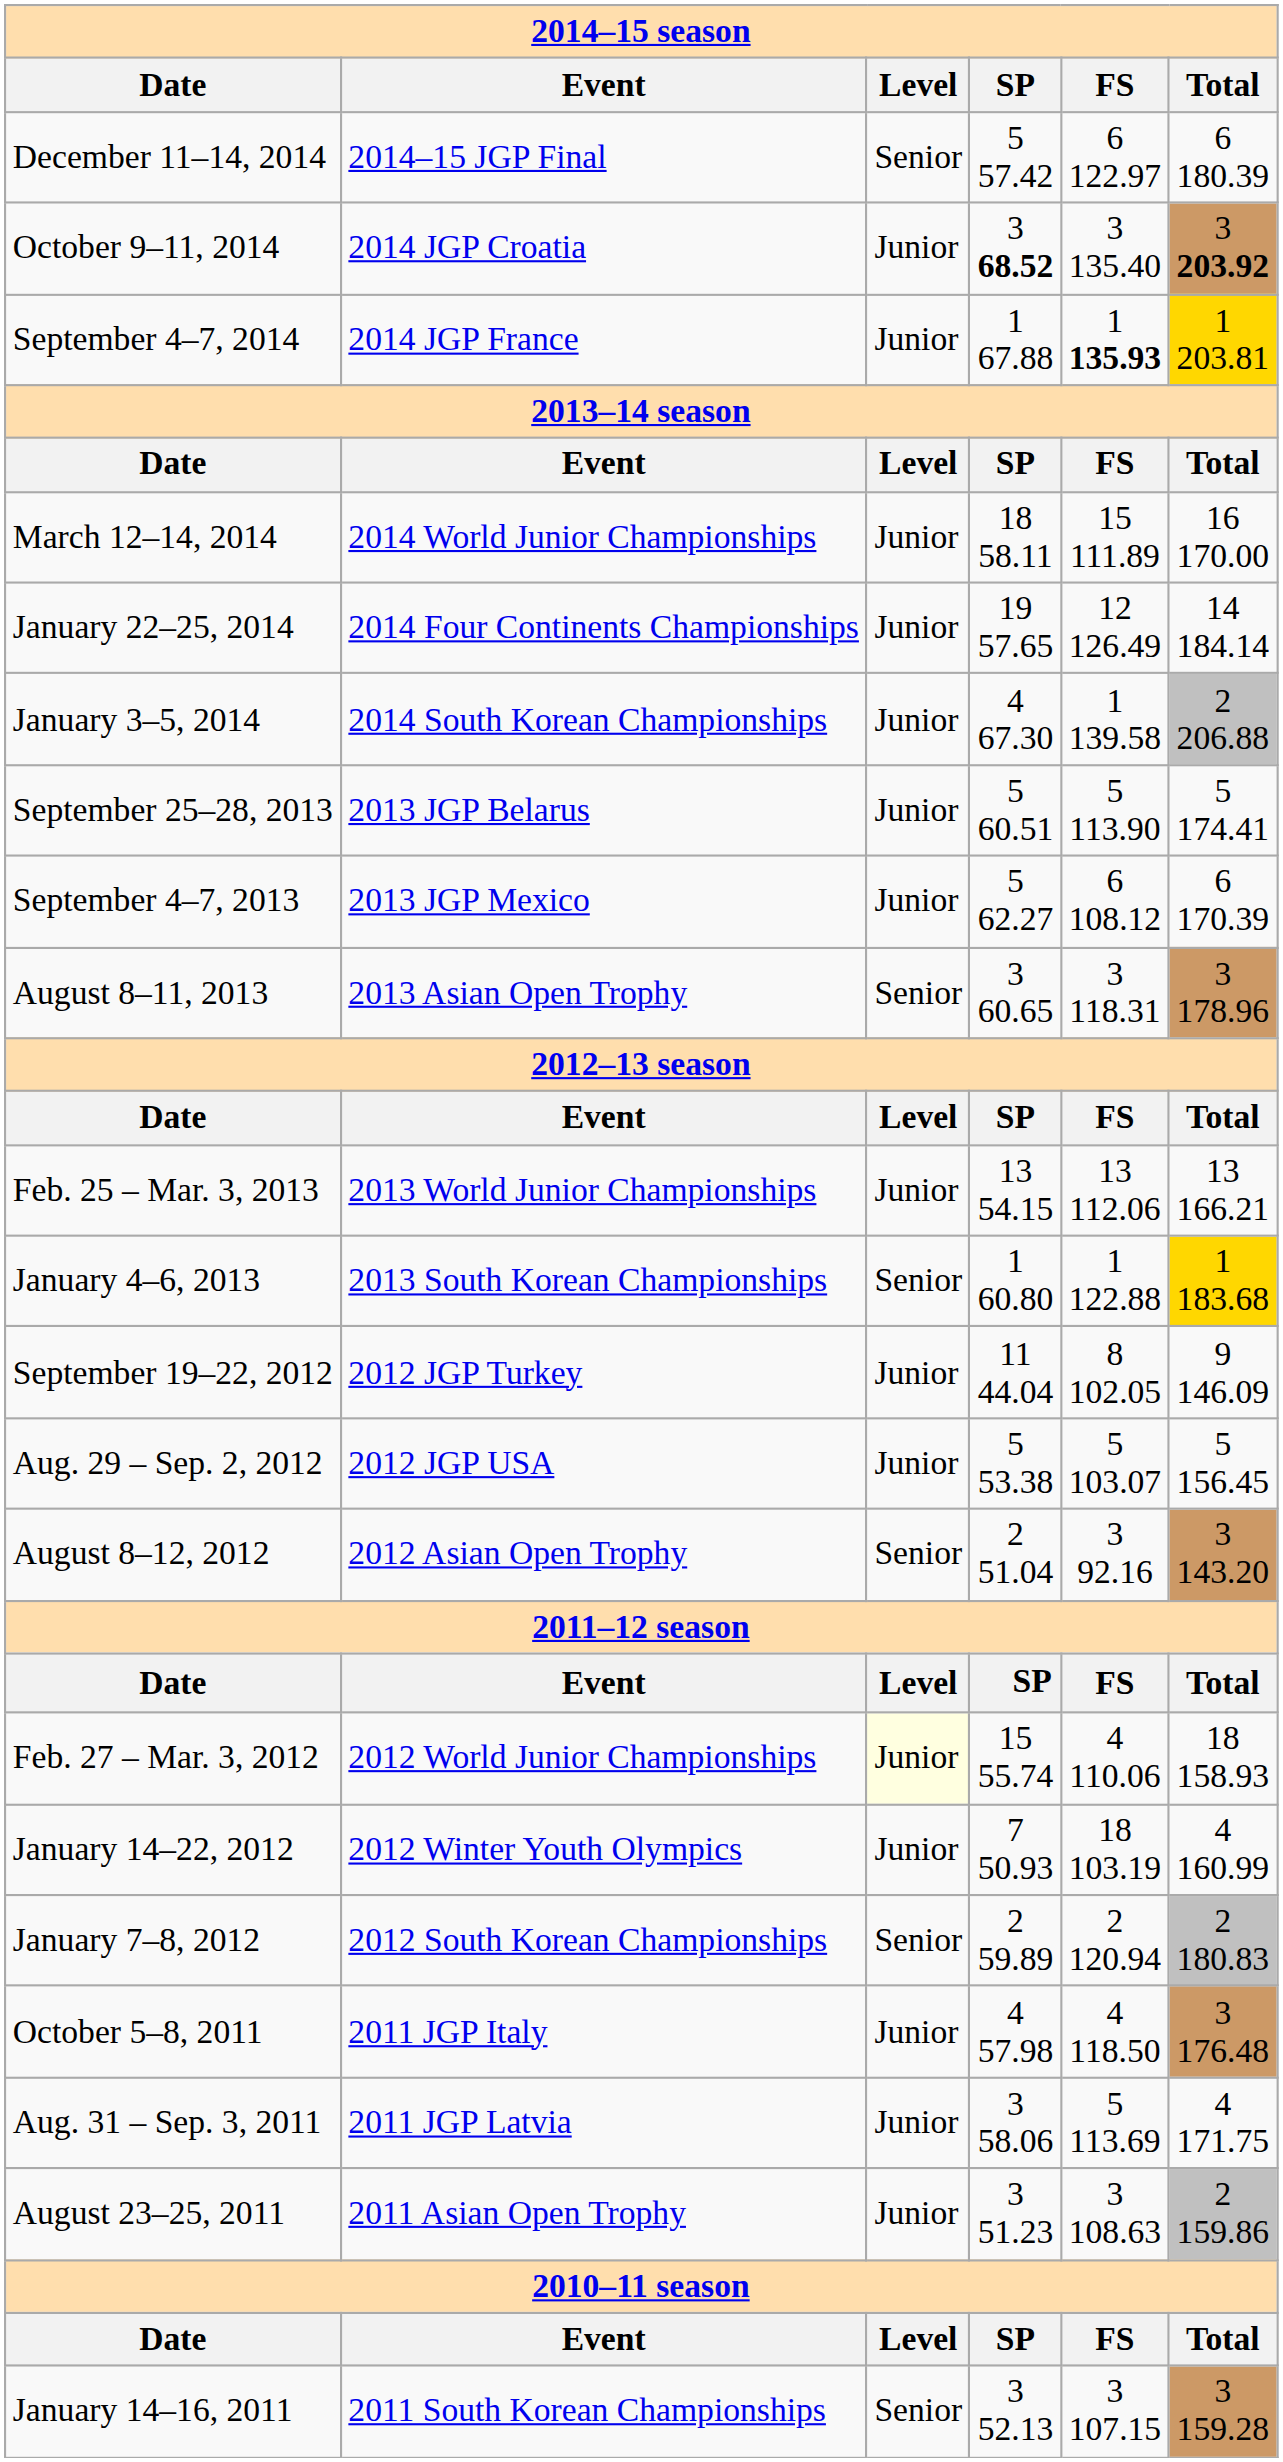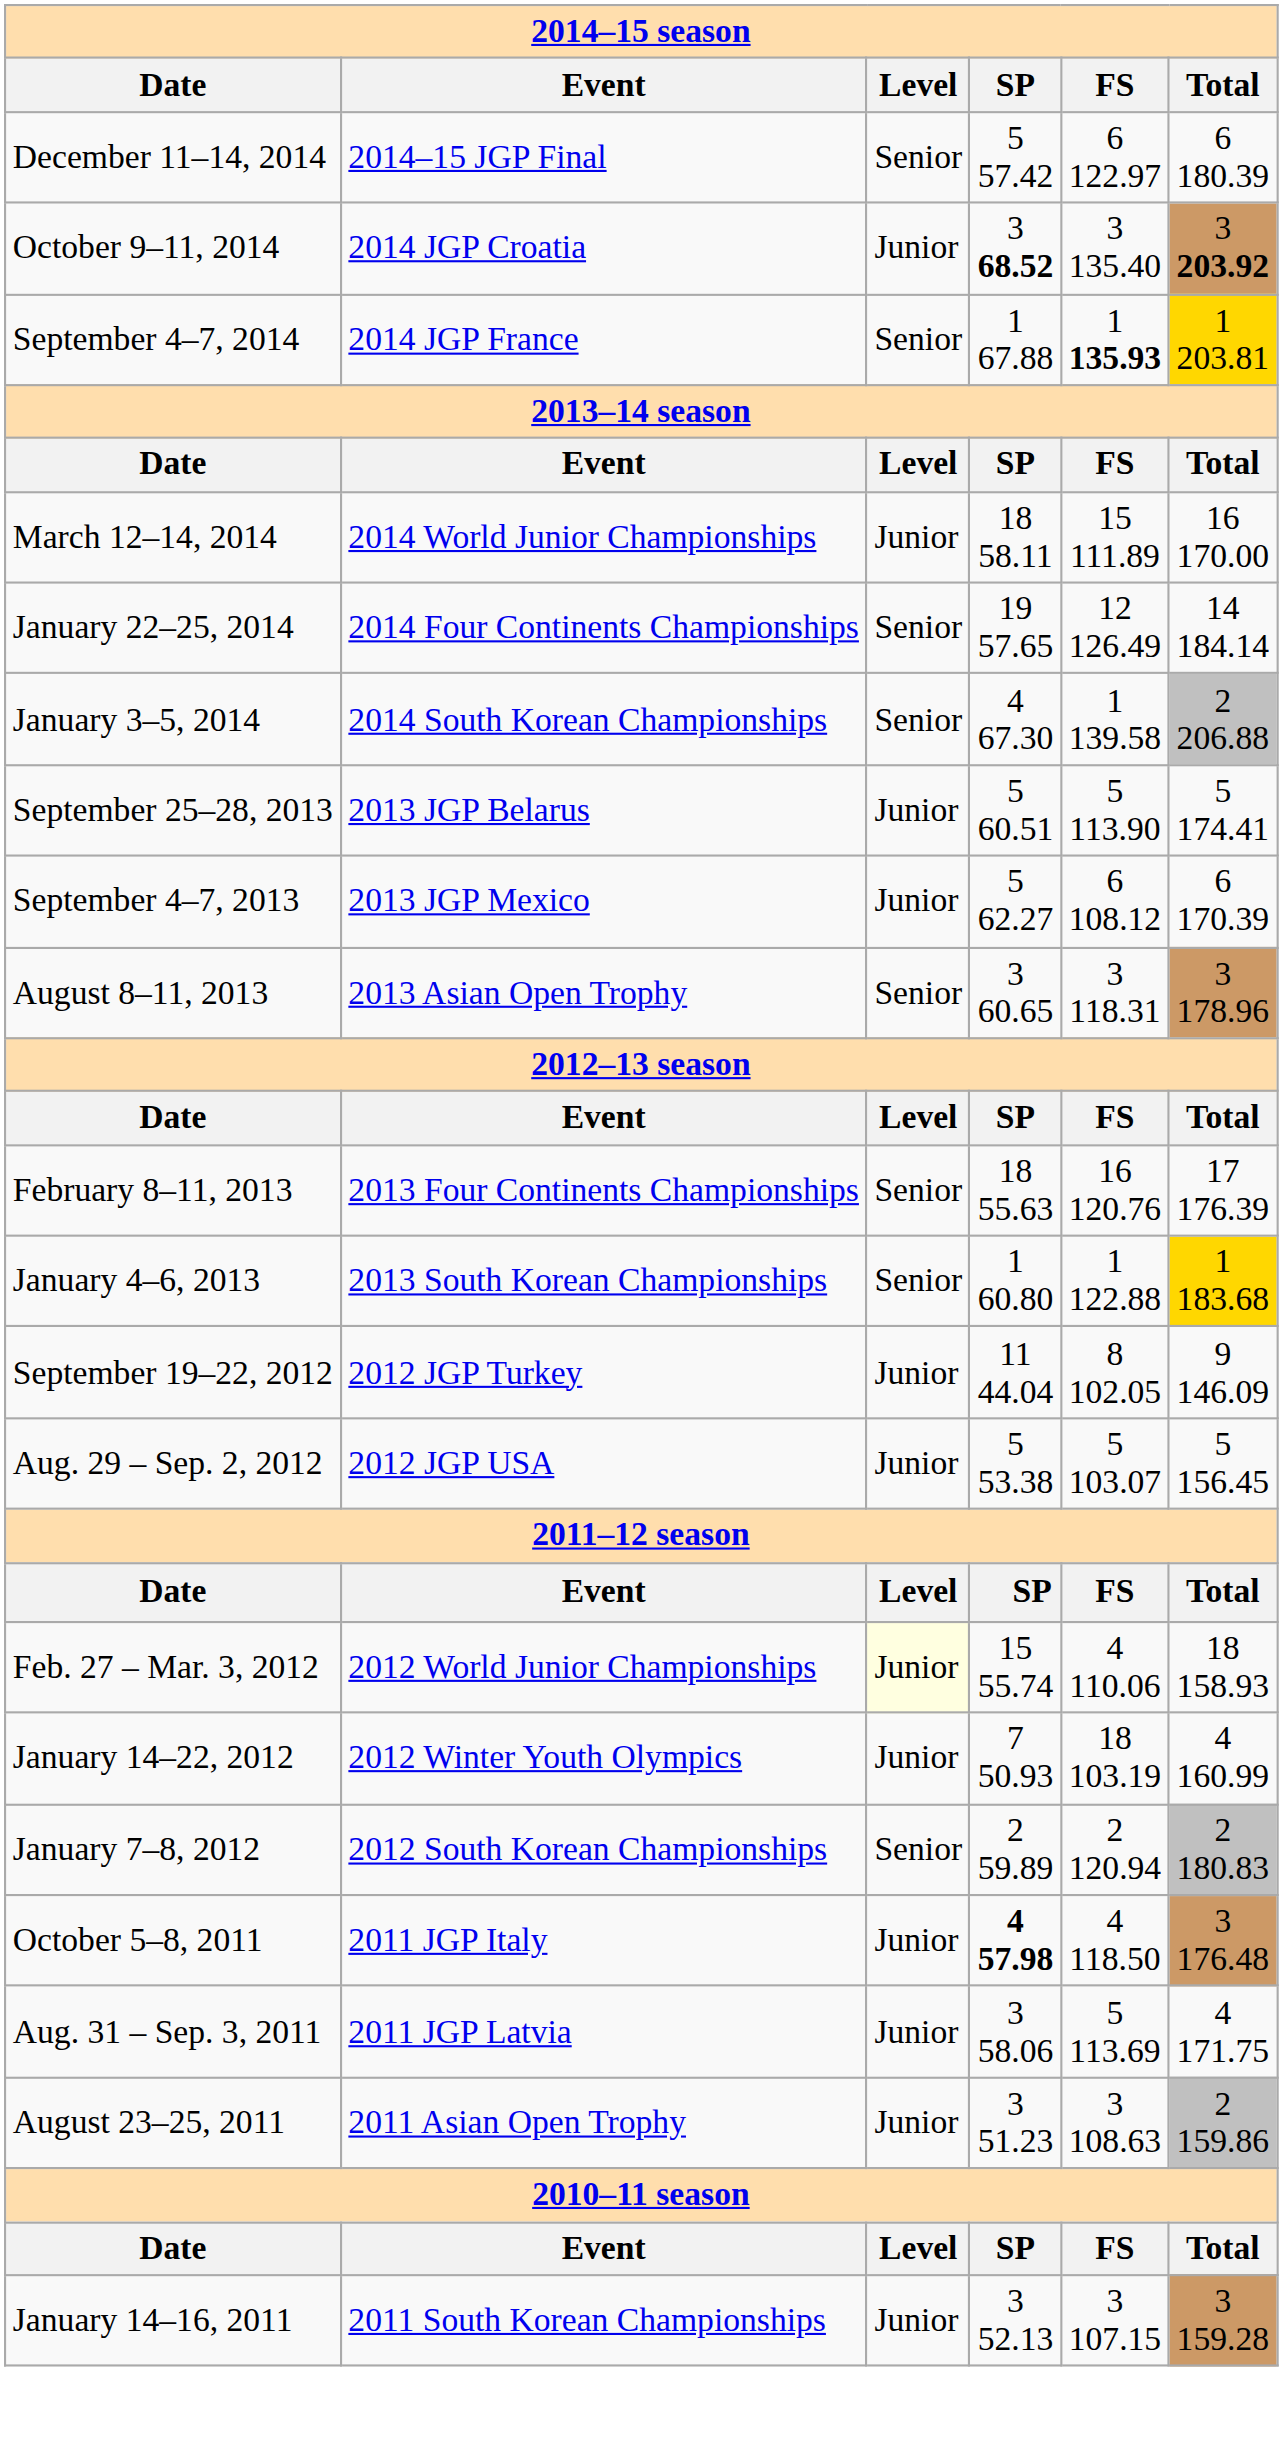(916, 338) Junior -> (918, 338) Senior
(916, 627) Junior -> (918, 627) Senior
(916, 718) Junior -> (918, 718) Senior
- row: (166, 1189)
+ row: (153, 1189)
- row: (141, 1553)
(1015, 2031) normal -> (1015, 1940) bold
(918, 2410) Senior -> (916, 2319) Junior
